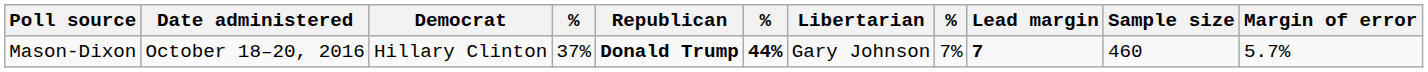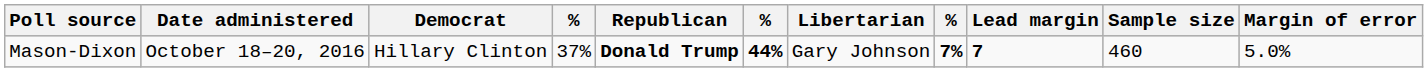(951, 52) normal -> (951, 52) bold
(1267, 52) 5.7% -> (1267, 52) 5.0%
